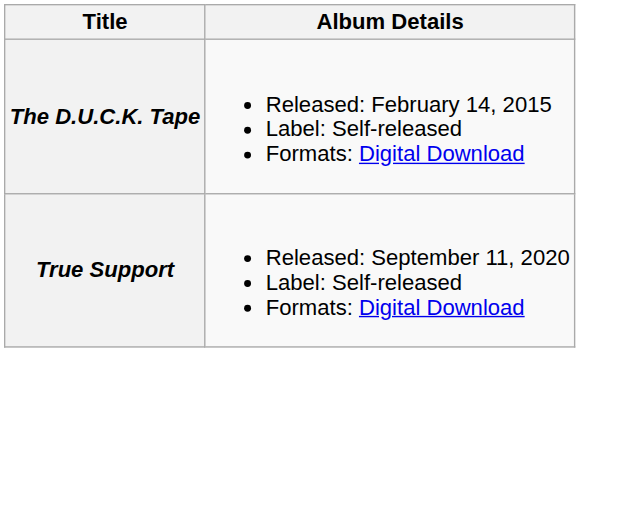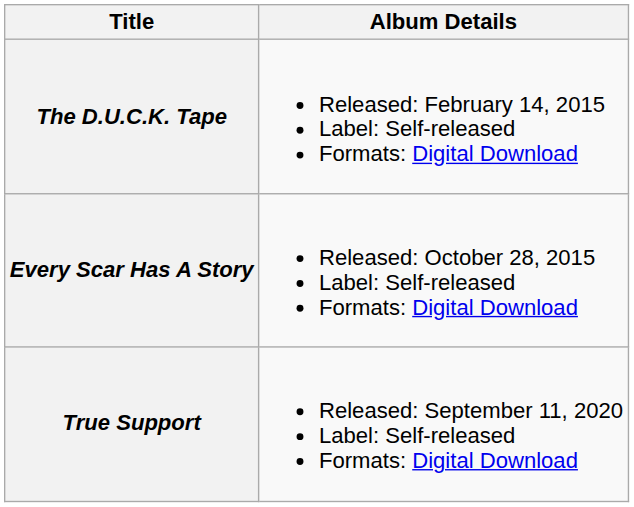+ row: (132, 270)
